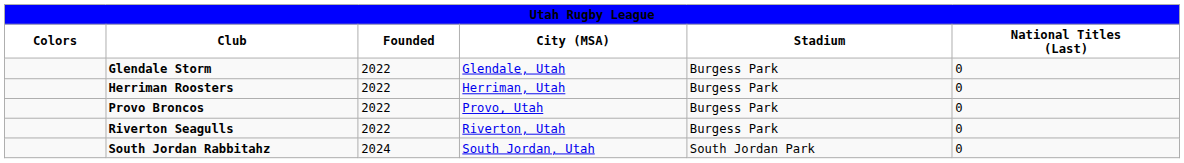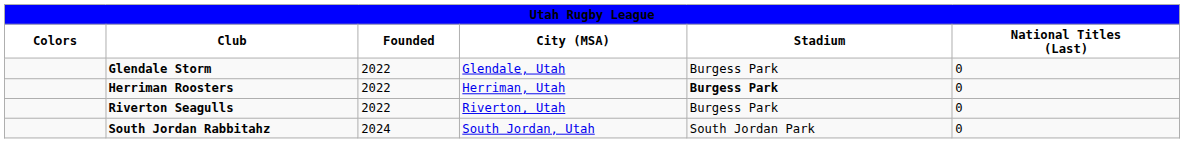(734, 88) normal -> (734, 88) bold
- row: (156, 108)
